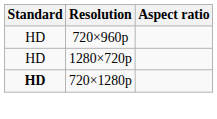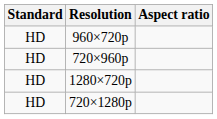+ row: (100, 37)
(35, 80) bold -> (35, 102) normal
